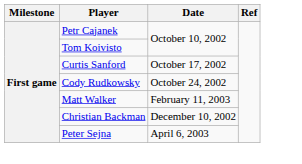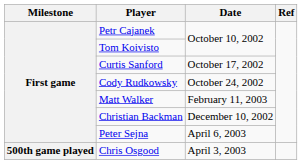+ row: (129, 151)
